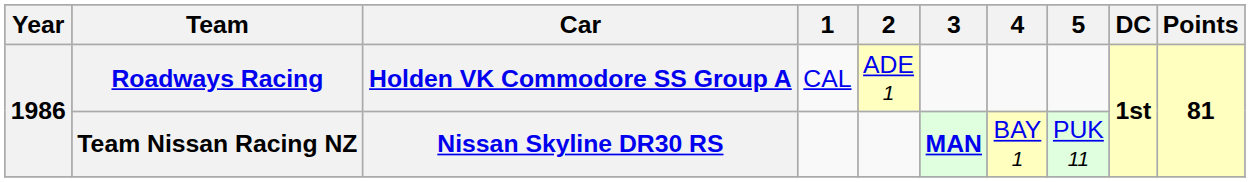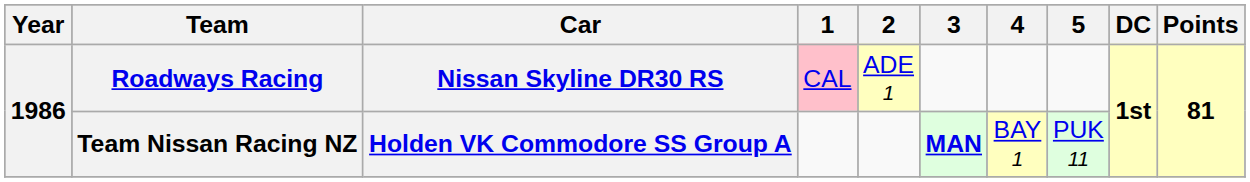(580, 78) Holden VK Commodore SS Group A -> (580, 78) Nissan Skyline DR30 RS
(827, 78) no background -> (827, 78) pink background
(580, 144) Nissan Skyline DR30 RS -> (580, 144) Holden VK Commodore SS Group A
